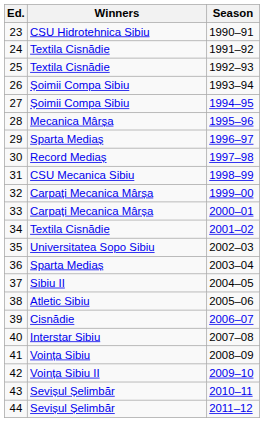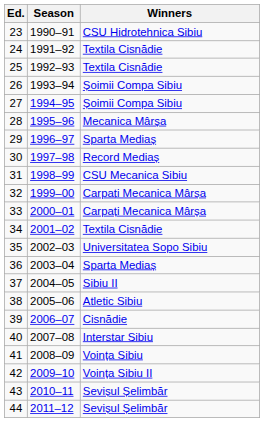columns swapped: (233, 14) <-> (117, 14)
